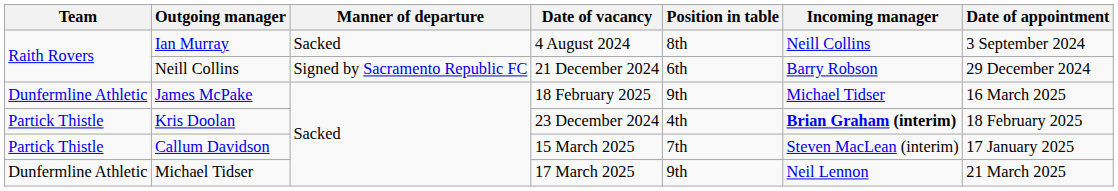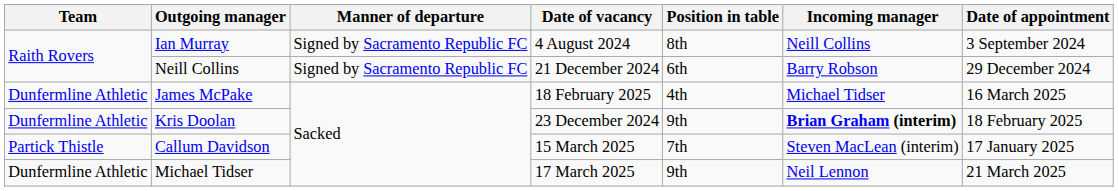(317, 43) Sacked -> (410, 43) Signed by Sacramento Republic FC
(677, 95) 9th -> (677, 95) 4th
(56, 120) Partick Thistle -> (78, 120) Dunfermline Athletic
(677, 120) 4th -> (677, 120) 9th
